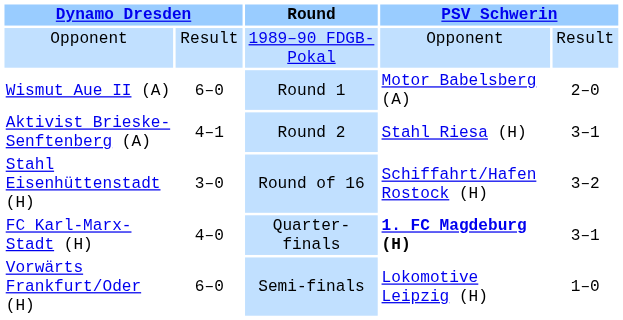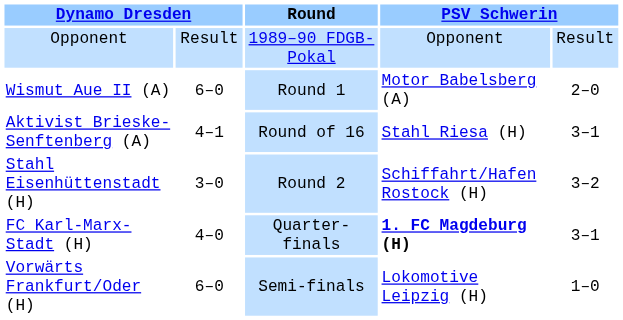(311, 132) Round 2 -> (311, 132) Round of 16
(311, 184) Round of 16 -> (311, 184) Round 2
